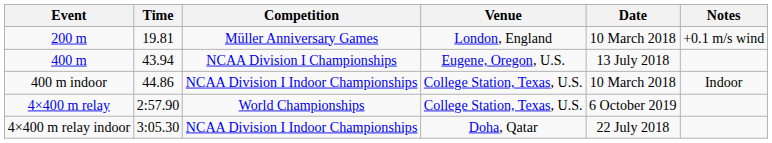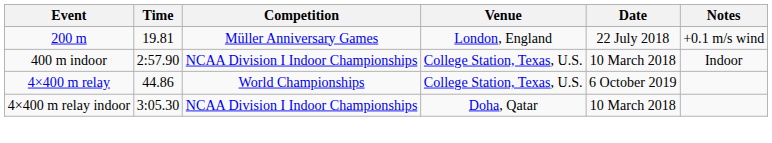(633, 37) 10 March 2018 -> (633, 37) 22 July 2018
- row: (69, 60)
(158, 82) 44.86 -> (158, 60) 2:57.90
(158, 104) 2:57.90 -> (158, 82) 44.86
(633, 127) 22 July 2018 -> (633, 104) 10 March 2018
